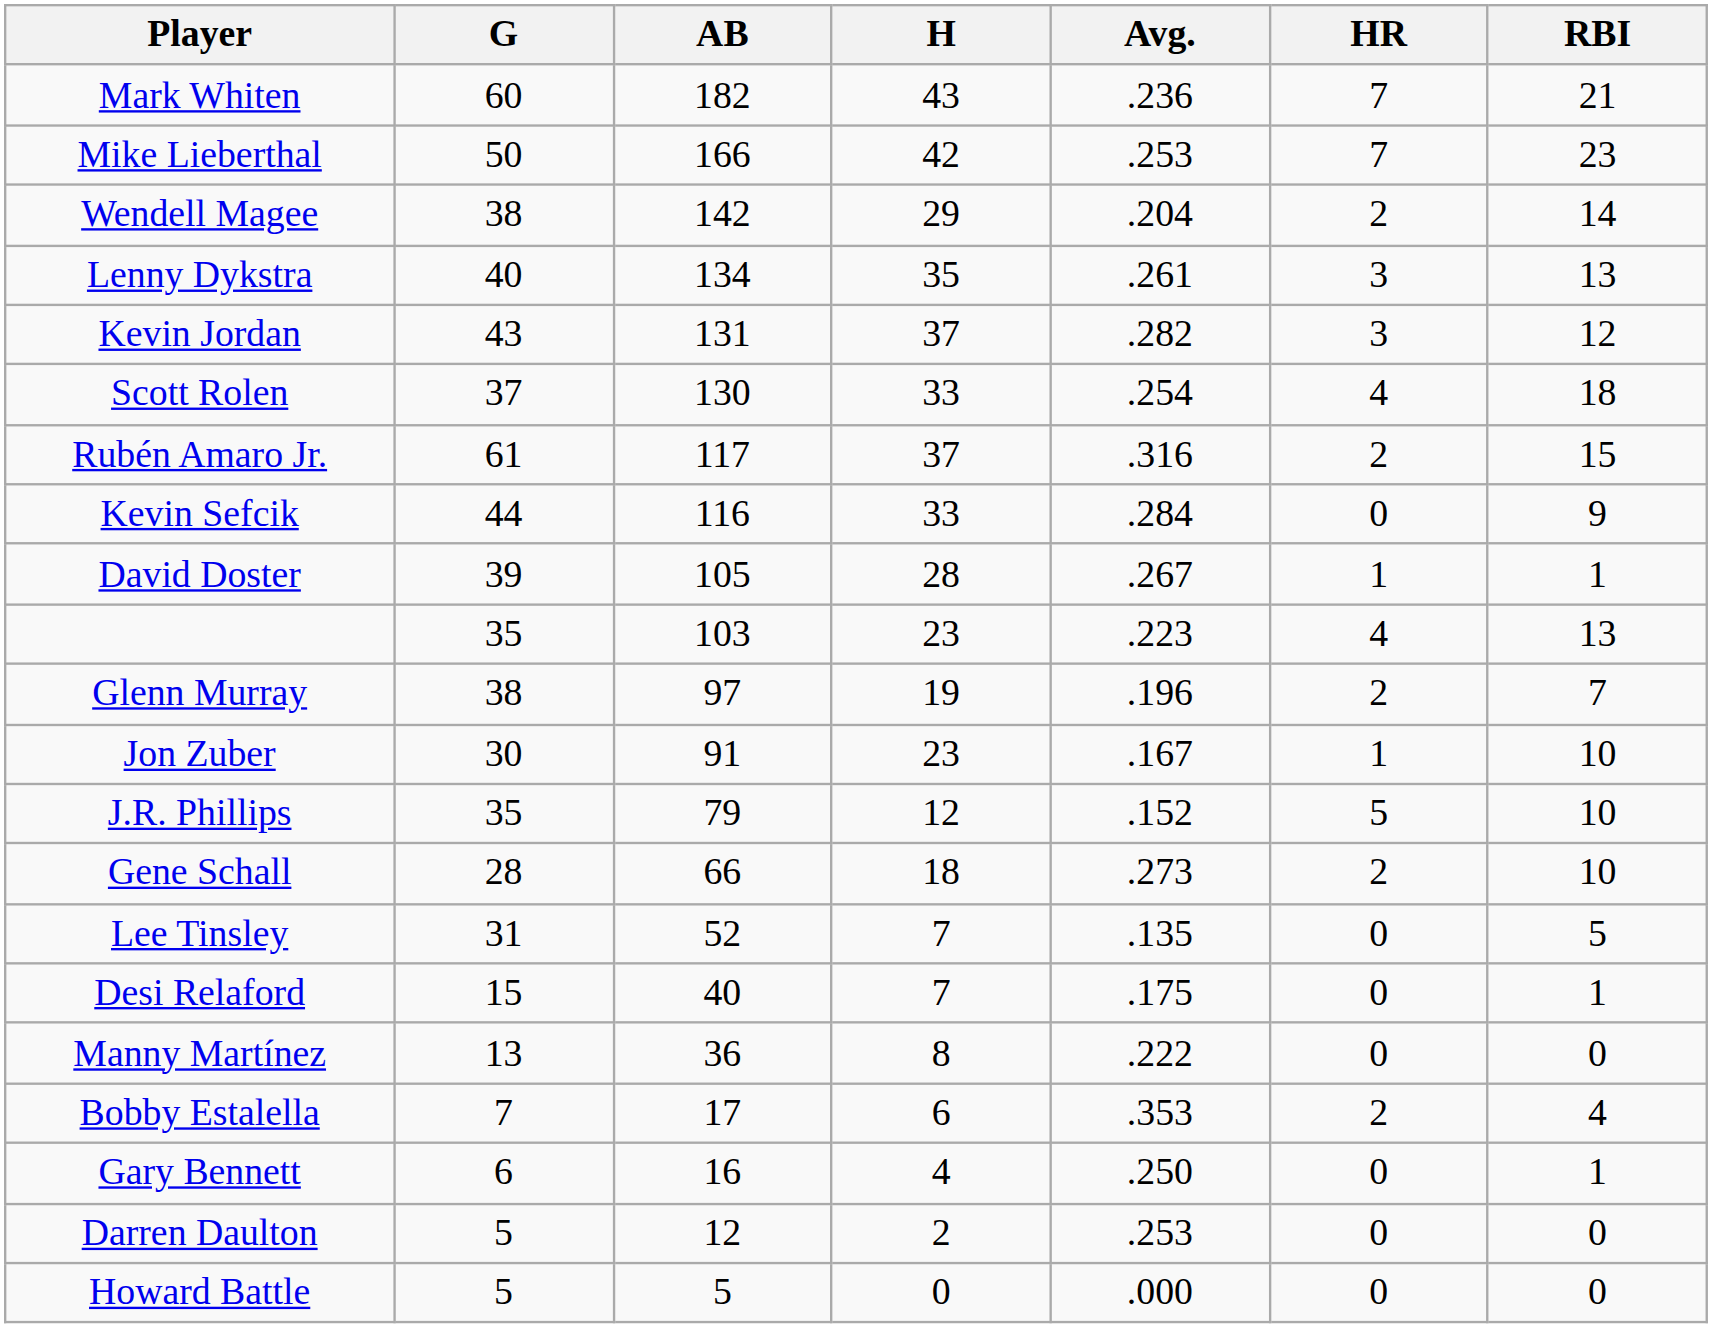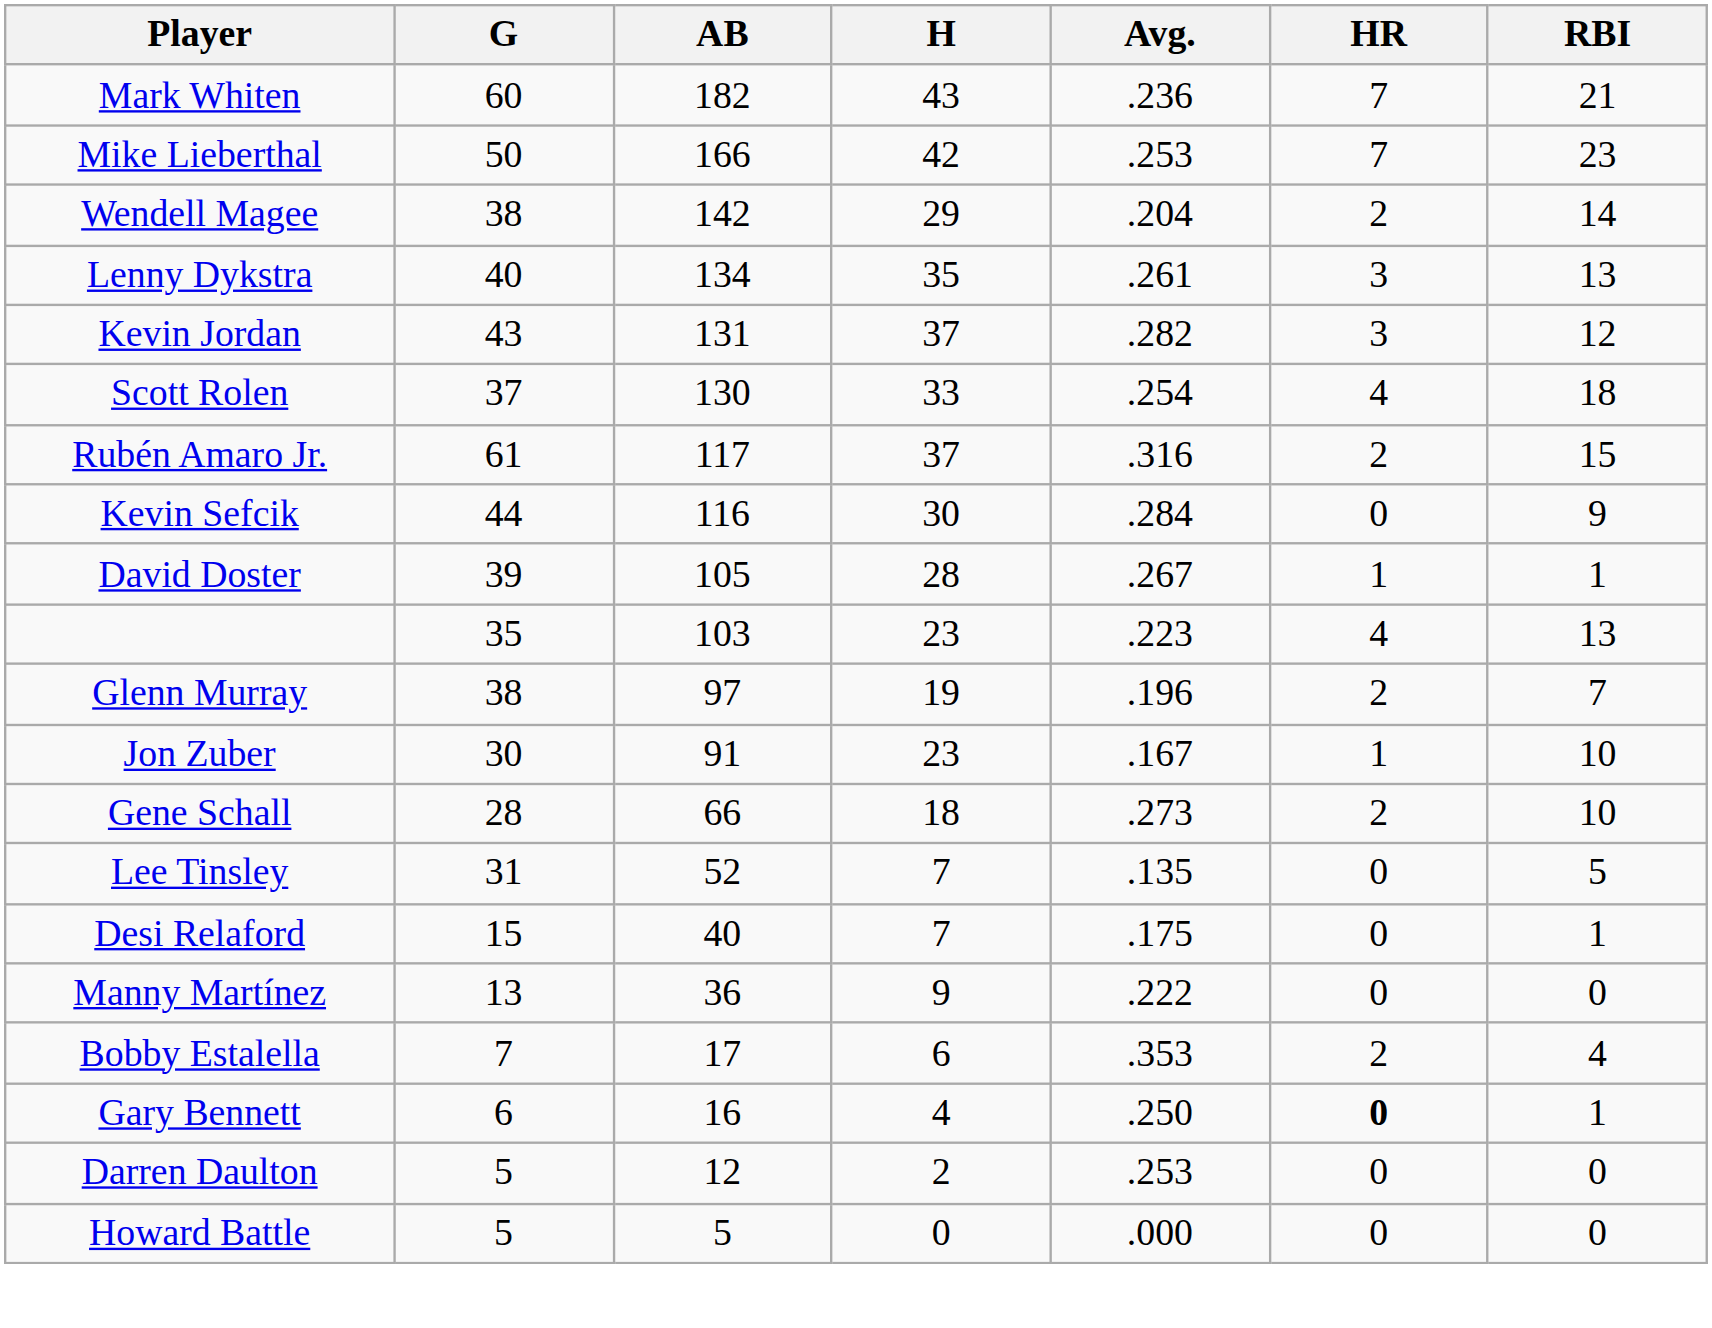(941, 513) 33 -> (941, 513) 30
- row: (200, 812)
(941, 1052) 8 -> (941, 992) 9
(1379, 1172) normal -> (1379, 1112) bold
